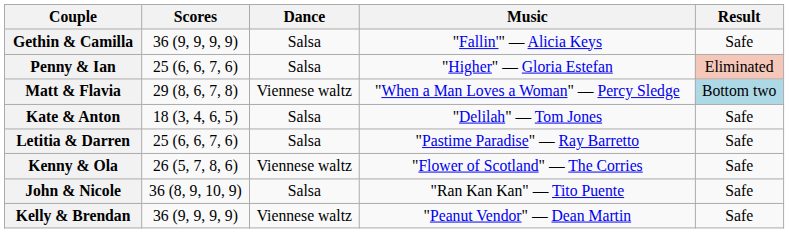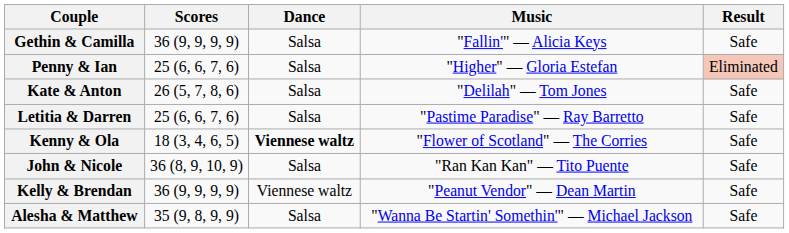- row: (73, 91)
(195, 116) 18 (3, 4, 6, 5) -> (196, 91) 26 (5, 7, 8, 6)
(195, 166) 26 (5, 7, 8, 6) -> (196, 141) 18 (3, 4, 6, 5)
(304, 166) normal -> (304, 141) bold
+ row: (74, 215)
